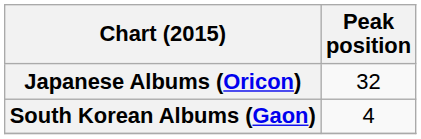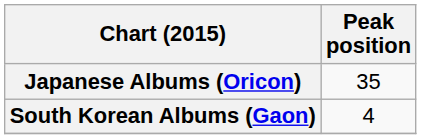(369, 81) 32 -> (369, 81) 35
